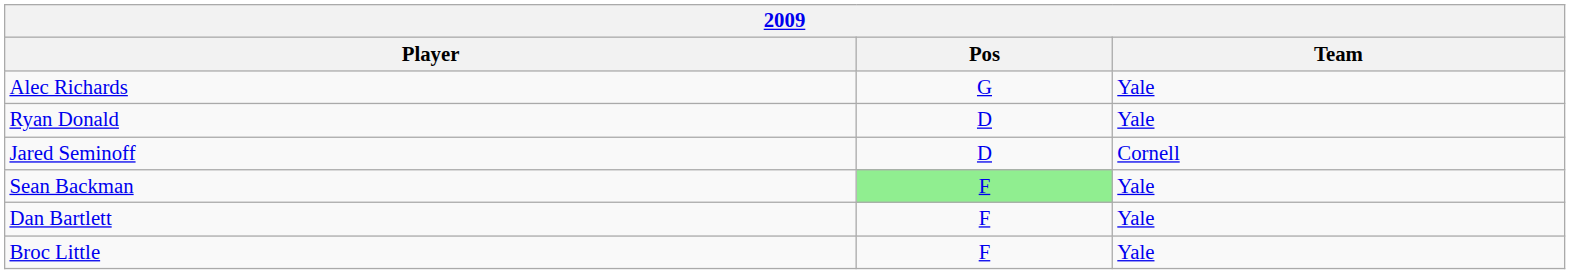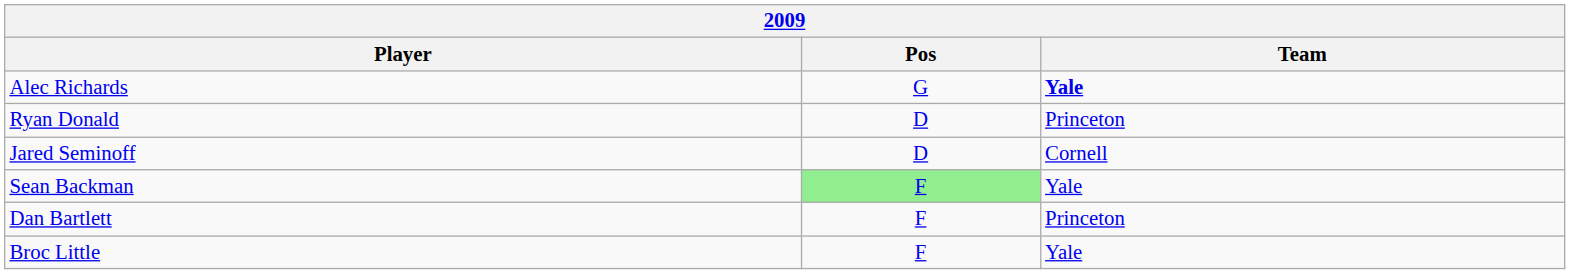(1136, 86) normal -> (1064, 86) bold
(1136, 119) Yale -> (1085, 119) Princeton
(1136, 218) Yale -> (1085, 218) Princeton
